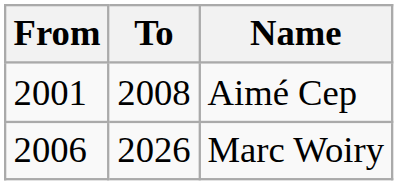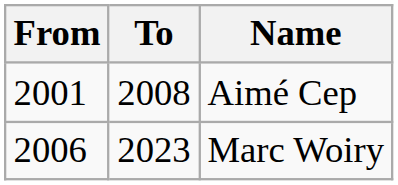(154, 149) 2026 -> (154, 149) 2023
